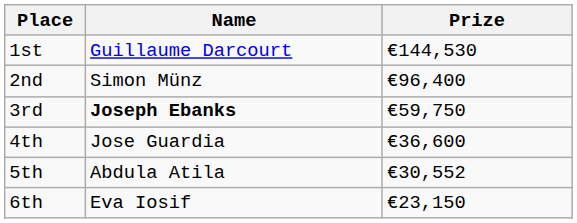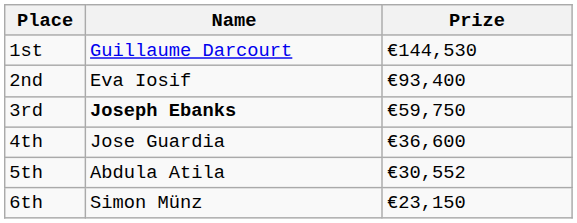(146, 81) Simon Münz -> (141, 81) Eva Iosif
(426, 81) €96,400 -> (426, 81) €93,400
(141, 203) Eva Iosif -> (146, 203) Simon Münz
